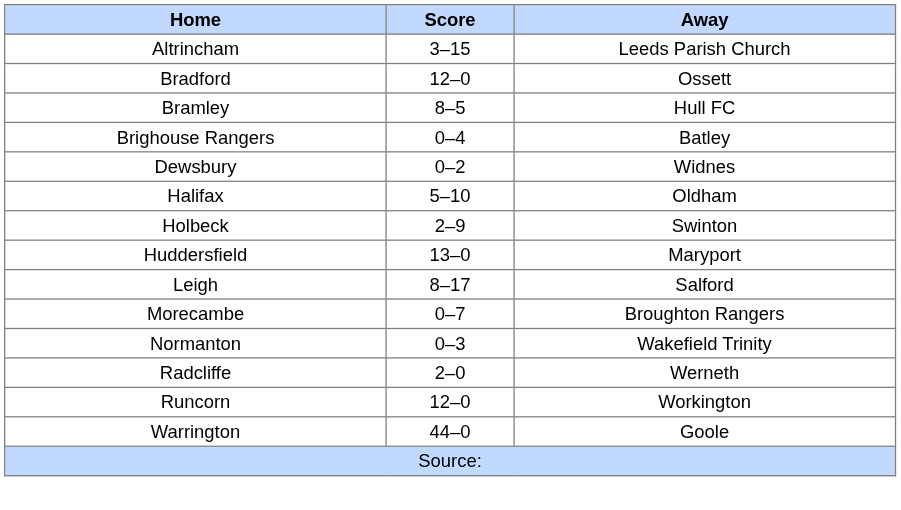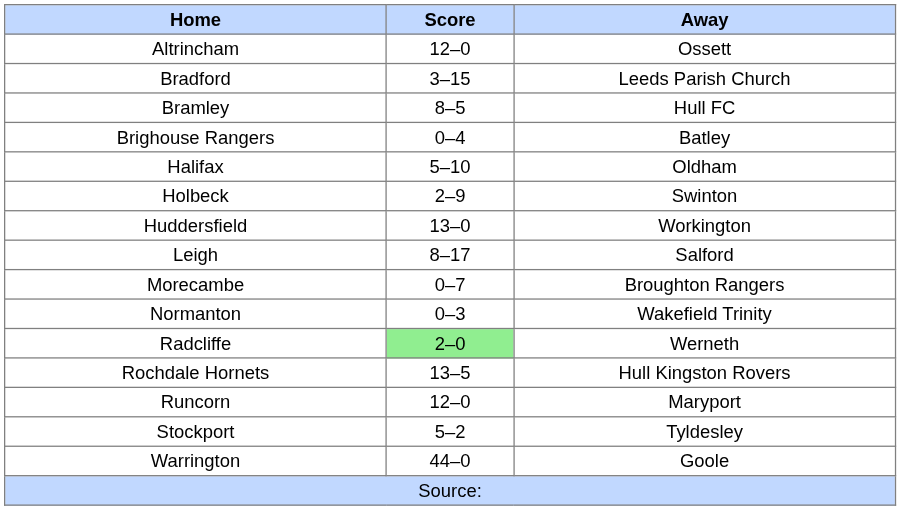(450, 49) 3–15 -> (450, 49) 12–0
(705, 49) Leeds Parish Church -> (705, 49) Ossett
(450, 78) 12–0 -> (450, 78) 3–15
(705, 78) Ossett -> (705, 78) Leeds Parish Church
- row: (196, 167)
(705, 255) Maryport -> (705, 225) Workington
(450, 373) no background -> (450, 343) lightgreen background
+ row: (196, 373)
(705, 402) Workington -> (705, 402) Maryport
+ row: (196, 432)
